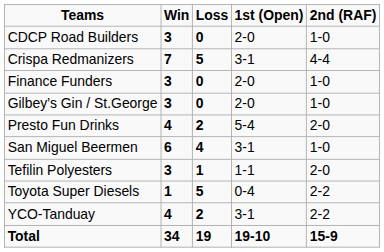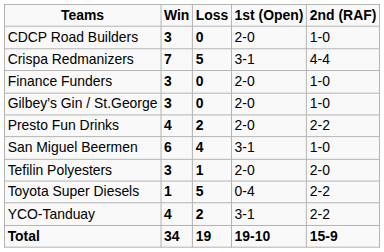(245, 125) 5-4 -> (245, 125) 2-0
(320, 125) 2-0 -> (320, 125) 2-2
(245, 170) 1-1 -> (245, 170) 2-0
